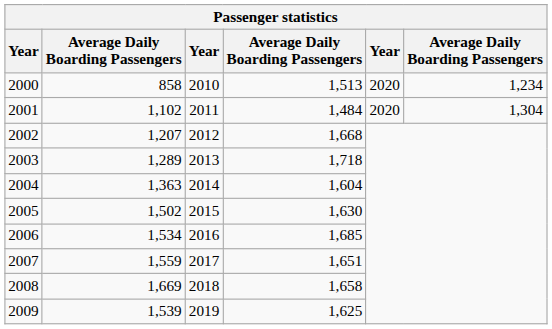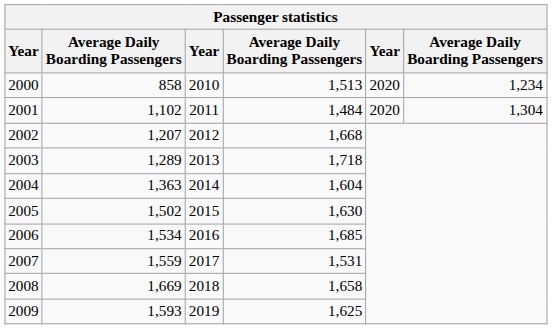(345, 260) 1,651 -> (345, 260) 1,531
(165, 311) 1,539 -> (165, 311) 1,593
